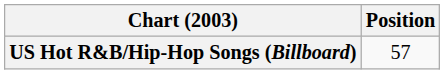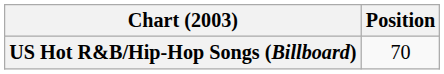(401, 52) 57 -> (401, 52) 70
